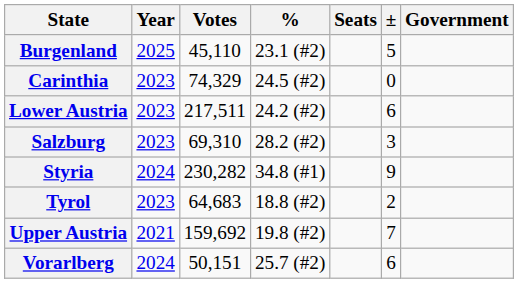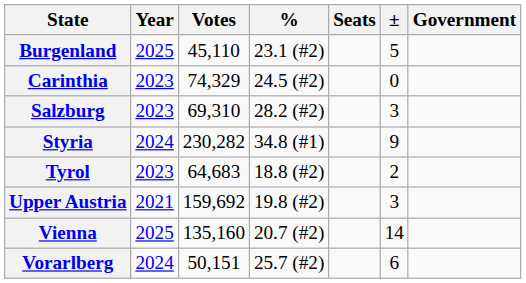- row: (68, 111)
(391, 232) 7 -> (394, 202) 3
+ row: (68, 232)
